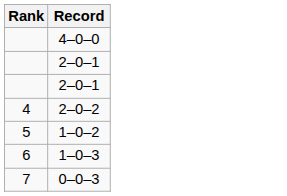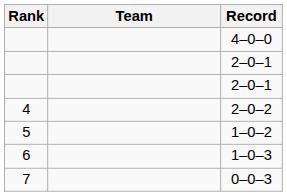+ column: (134, 16)
